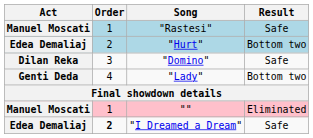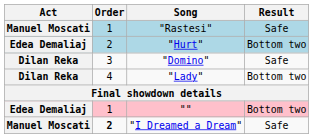(48, 77) Genti Deda -> (48, 77) Dilan Reka
(48, 109) Manuel Moscati -> (48, 109) Edea Demaliaj
(277, 109) Eliminated -> (277, 109) Bottom two
(48, 125) Edea Demaliaj -> (48, 125) Manuel Moscati
